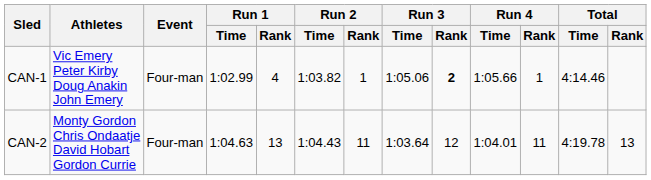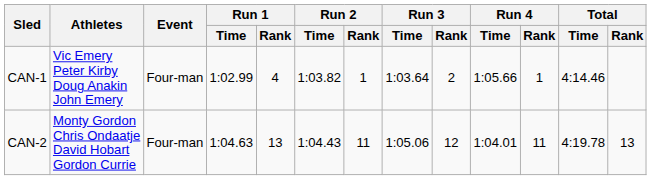(407, 78) 1:05.06 -> (407, 78) 1:03.64
(451, 78) bold -> (451, 78) normal
(407, 143) 1:03.64 -> (407, 143) 1:05.06
